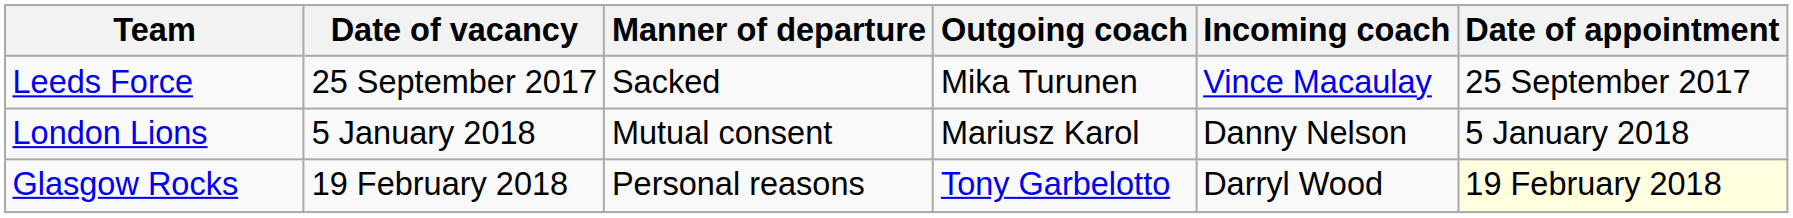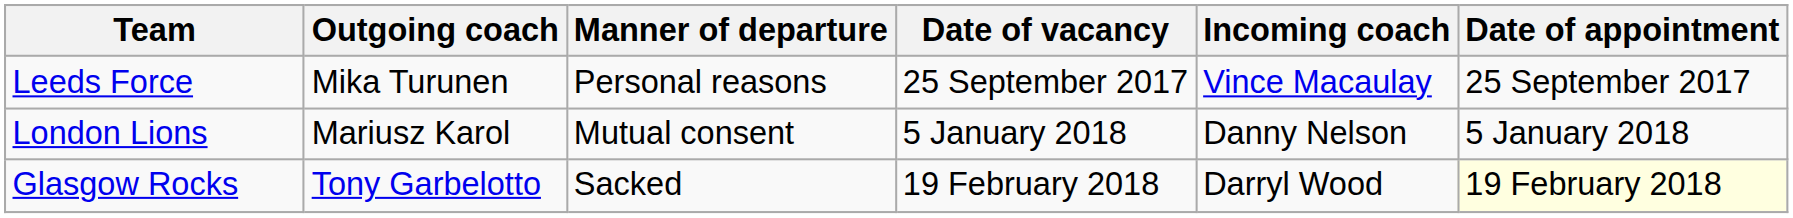columns swapped: (1065, 30) <-> (454, 30)
(666, 81) Sacked -> (700, 81) Personal reasons
(738, 184) Personal reasons -> (628, 184) Sacked
